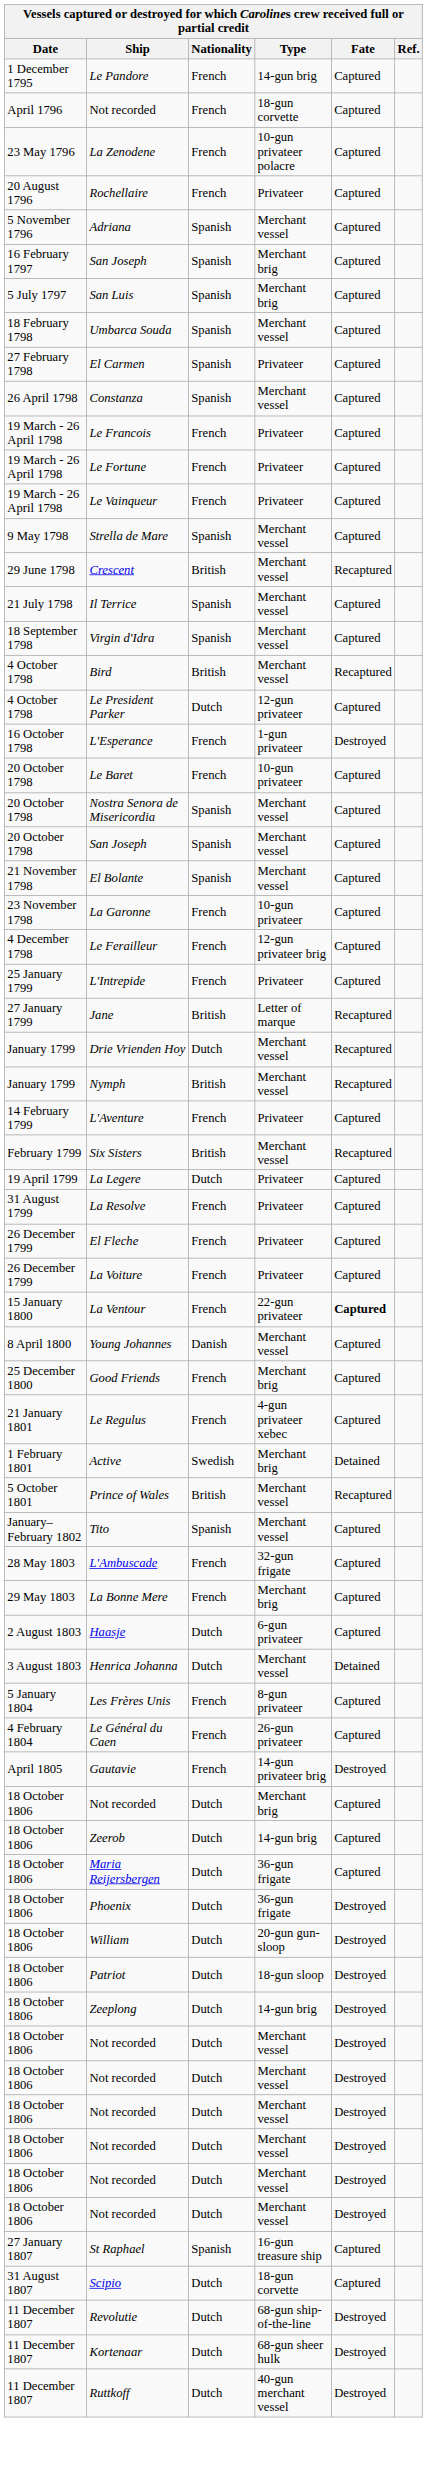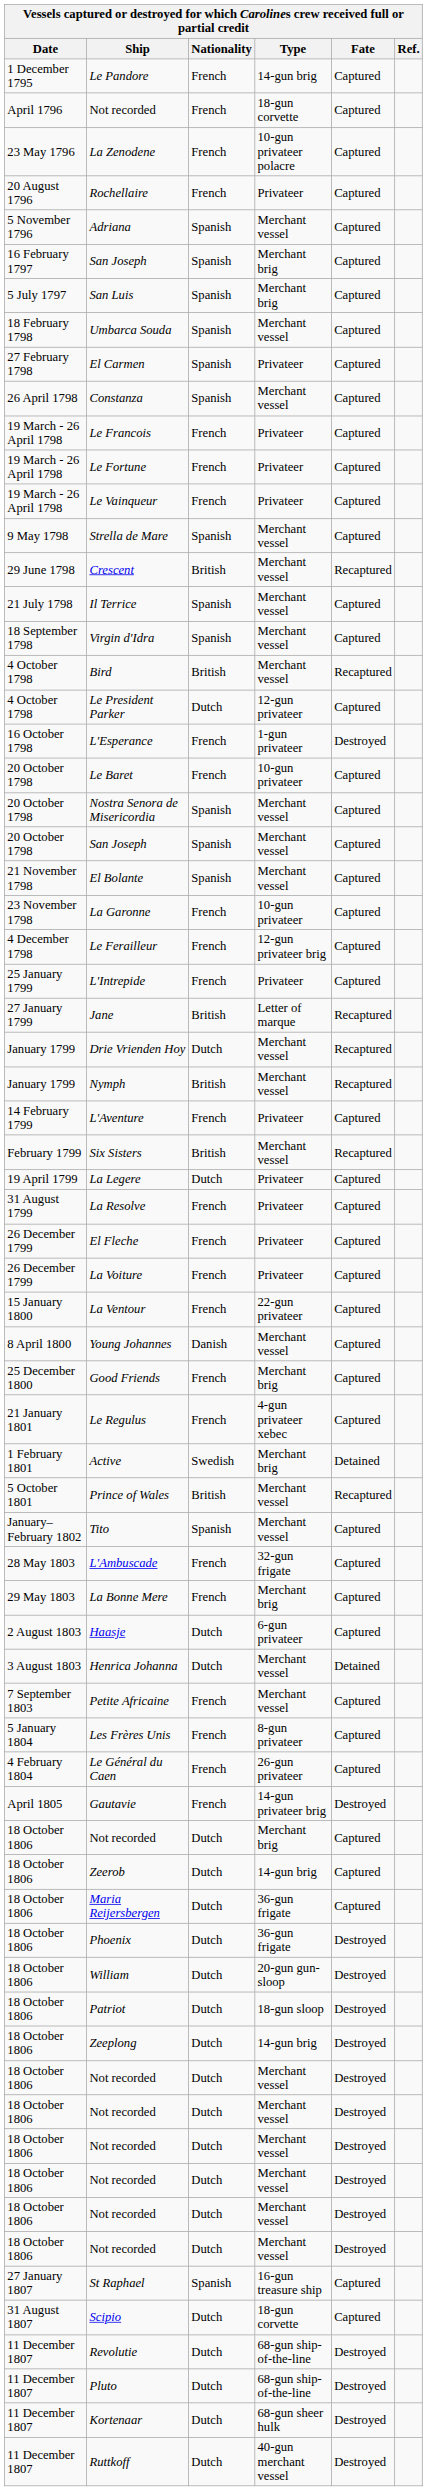(360, 1309) bold -> (357, 1309) normal
+ row: (129, 1700)
+ row: (103, 2386)
